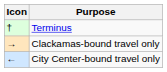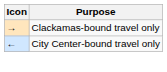- row: (52, 28)
